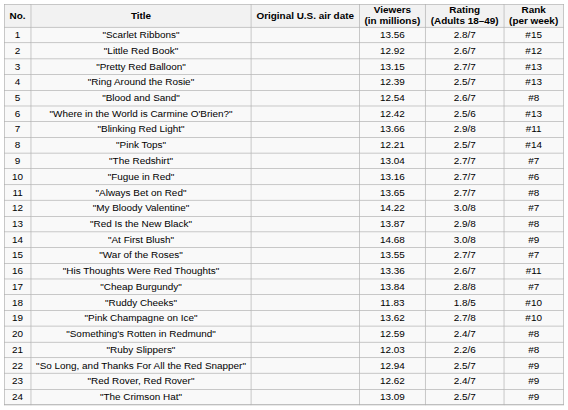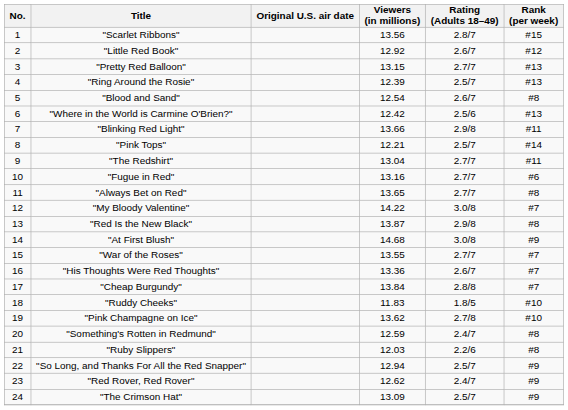(534, 161) #7 -> (534, 161) #11
(534, 271) #11 -> (534, 271) #7
